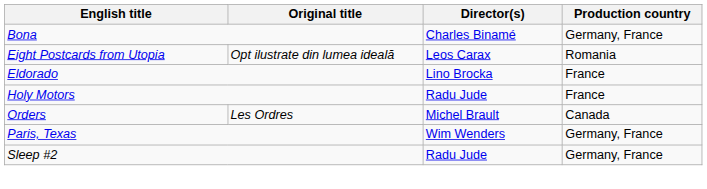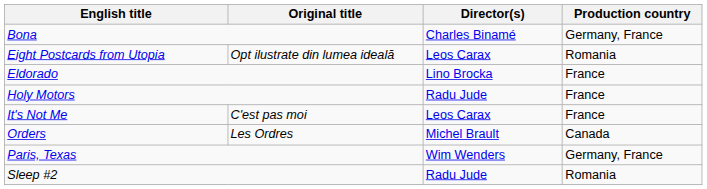+ row: (37, 114)
(614, 154) Germany, France -> (591, 174) Romania
